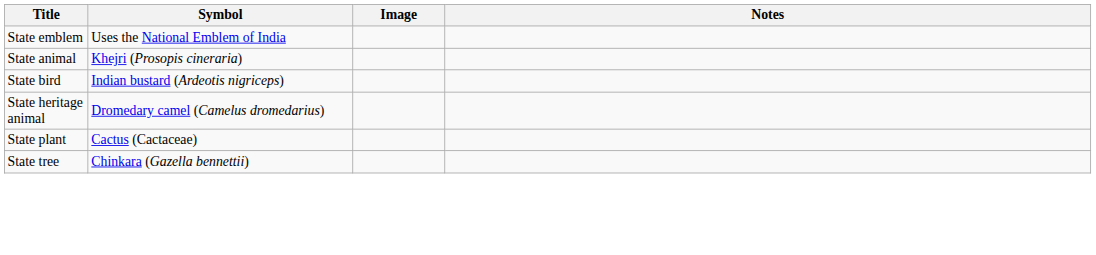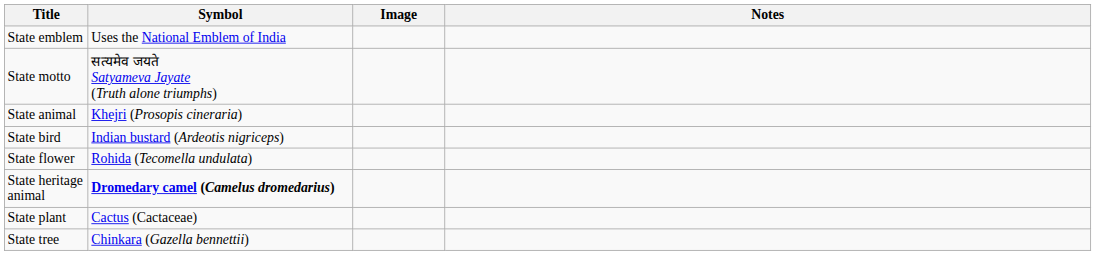+ row: (39, 76)
+ row: (41, 158)
(208, 110) normal -> (213, 188) bold
